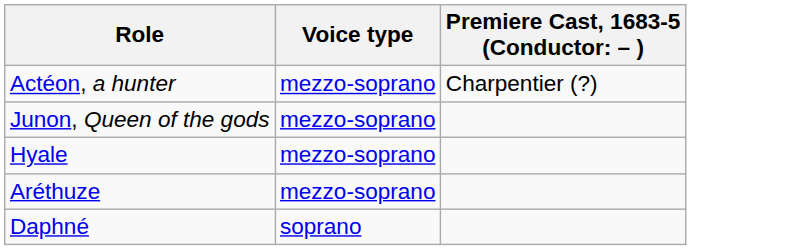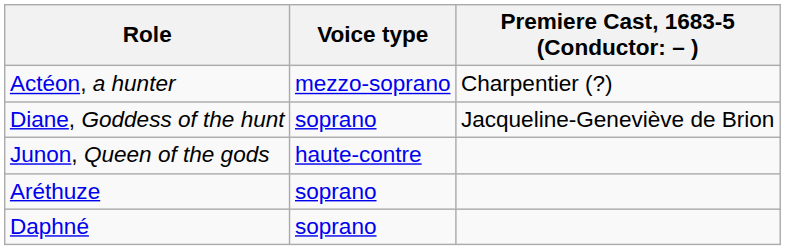+ row: (147, 119)
(358, 119) mezzo-soprano -> (358, 155) haute-contre
- row: (39, 155)
(358, 190) mezzo-soprano -> (336, 190) soprano
